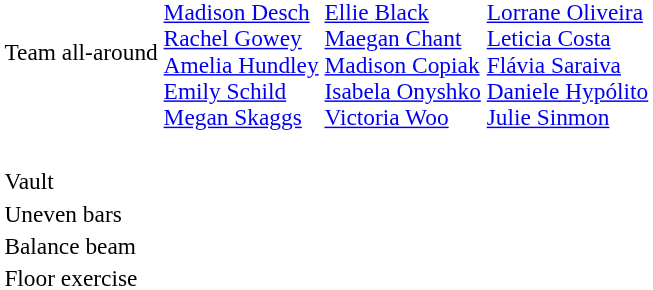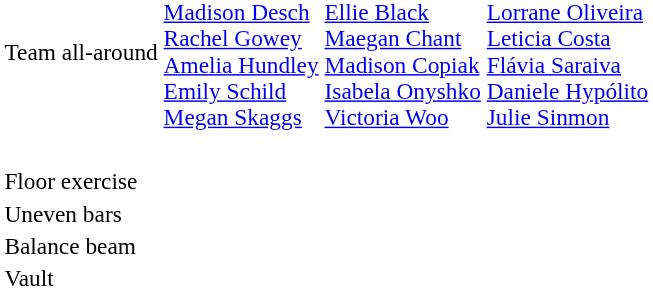rows swapped: (29, 181) <-> (71, 278)
